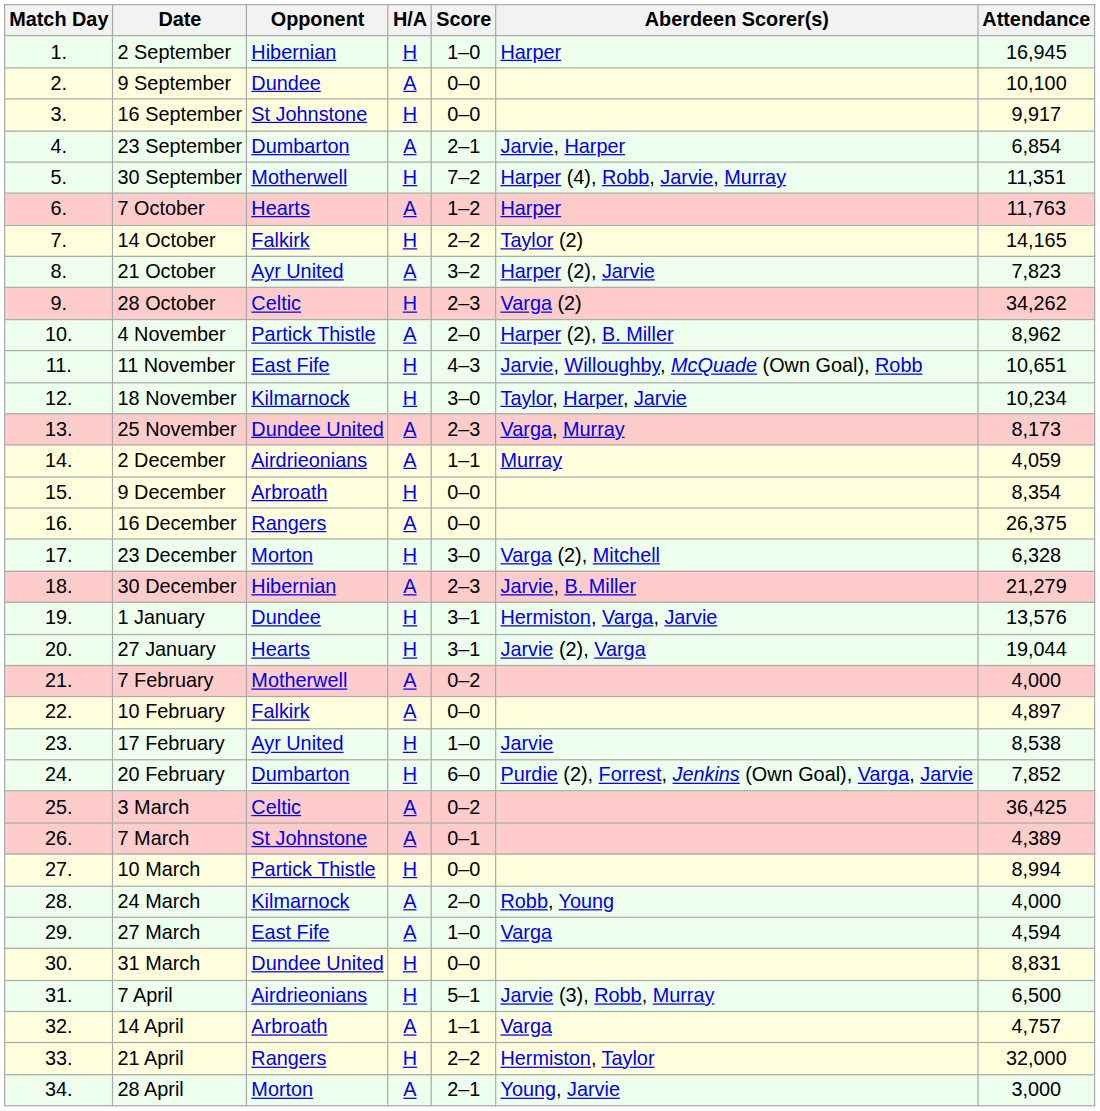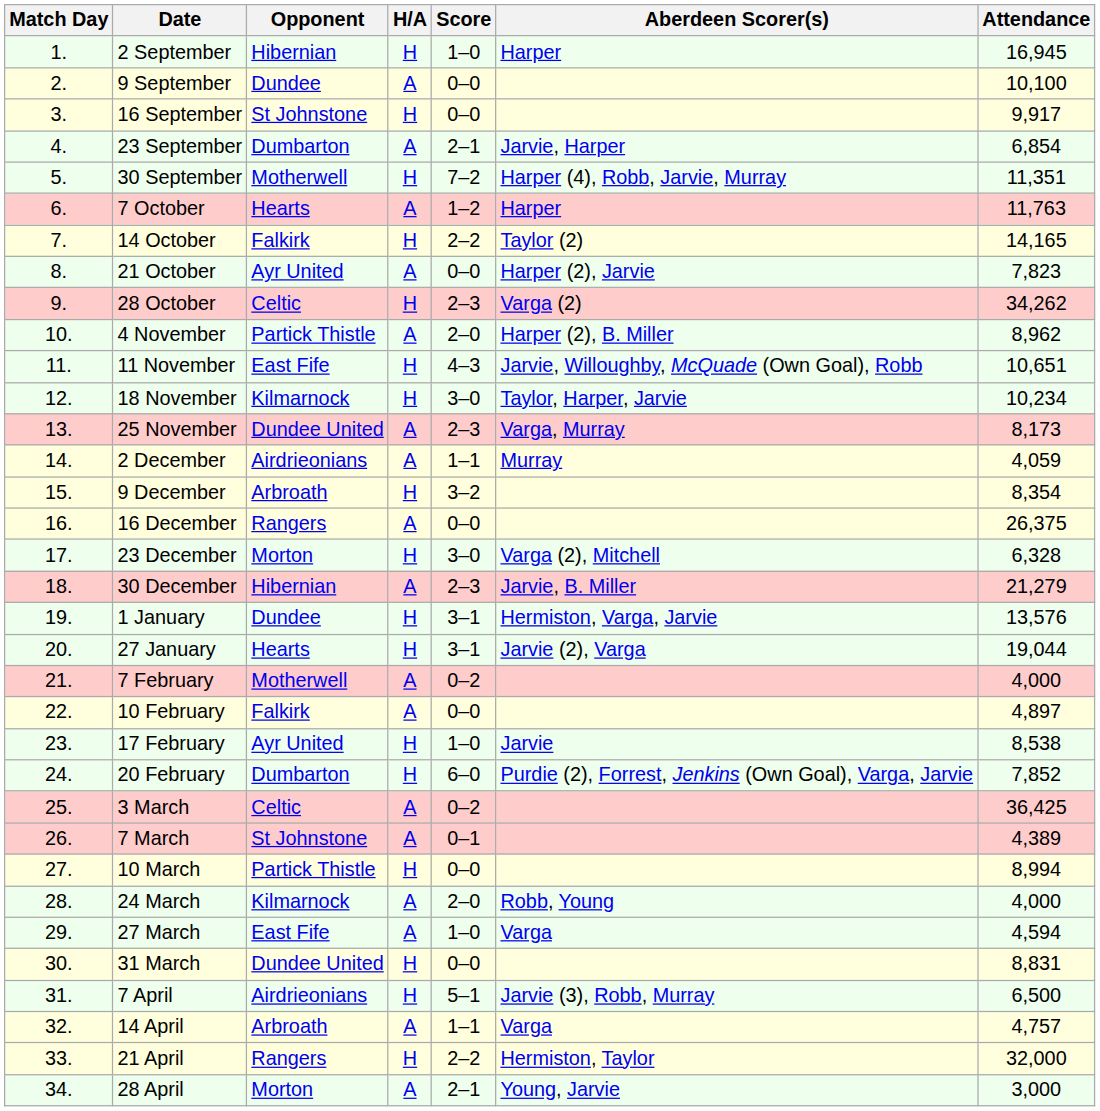(464, 271) 3–2 -> (464, 271) 0–0
(464, 492) 0–0 -> (464, 492) 3–2
